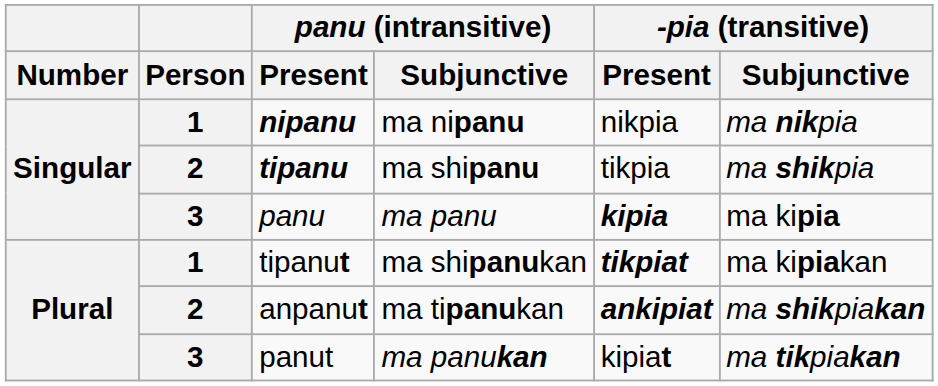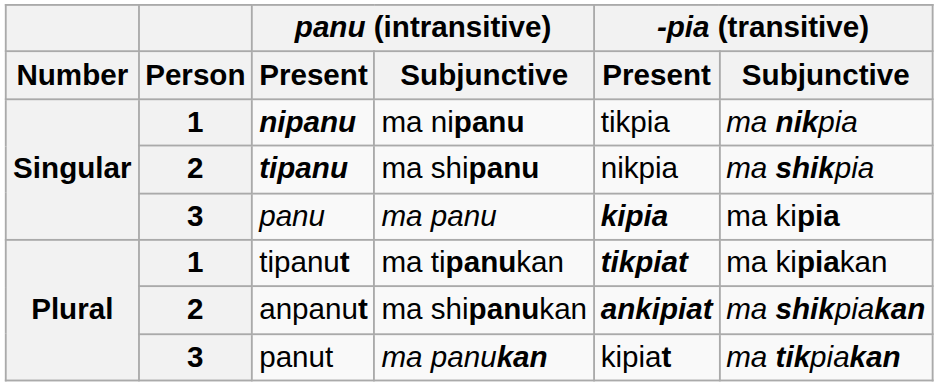(639, 121) nikpia -> (635, 121) tikpia
(635, 168) tikpia -> (639, 168) nikpia
(484, 262) ma shipanukan -> (473, 262) ma tipanukan
(473, 309) ma tipanukan -> (484, 309) ma shipanukan
